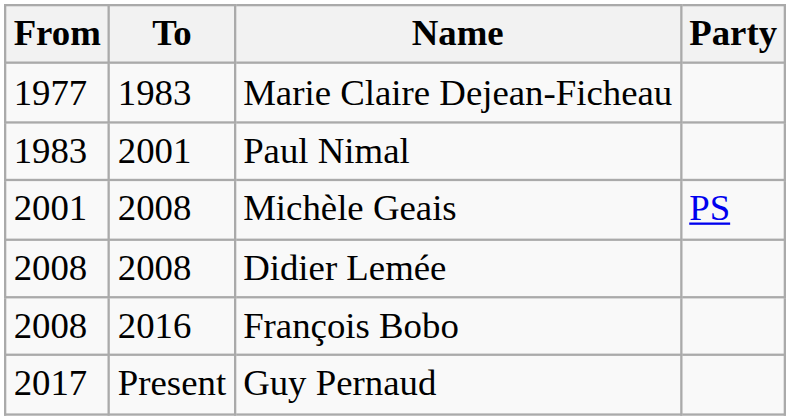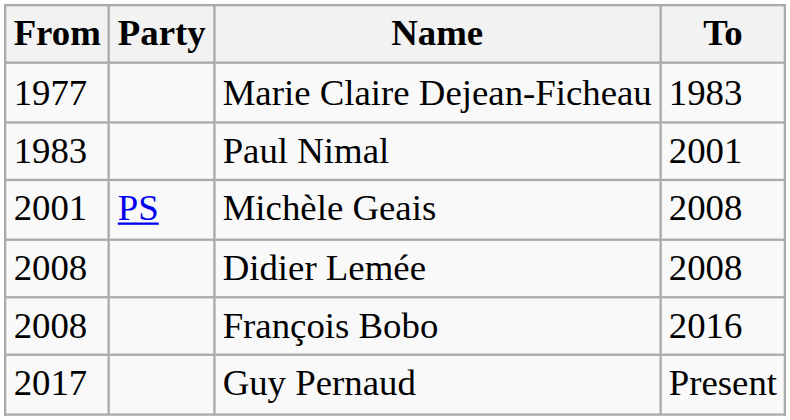columns swapped: (172, 33) <-> (733, 33)
